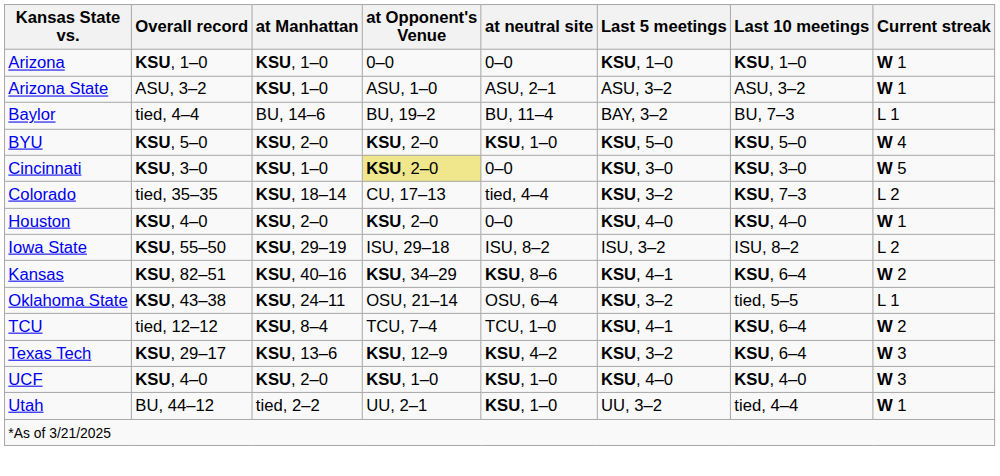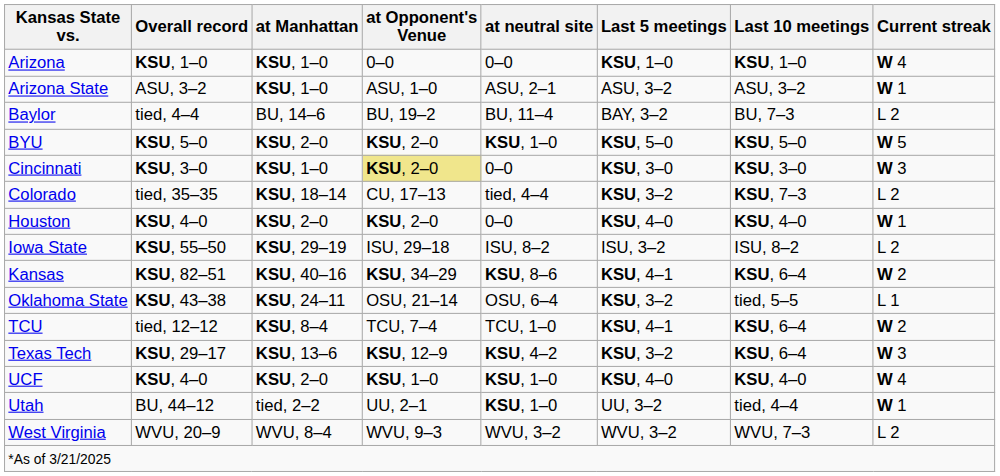(892, 62) W 1 -> (892, 62) W 4
(888, 115) L 1 -> (888, 115) L 2
(892, 141) W 4 -> (892, 141) W 5
(892, 168) W 5 -> (892, 168) W 3
(892, 379) W 3 -> (892, 379) W 4
+ row: (57, 432)
